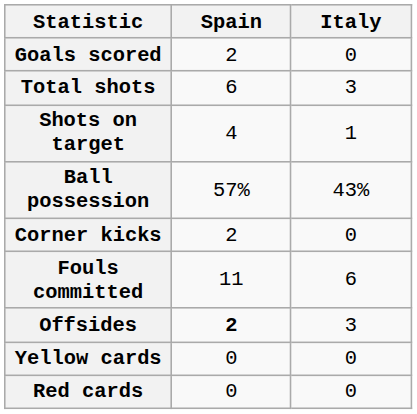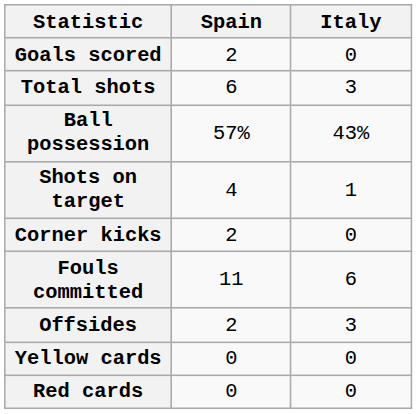rows swapped: (88, 133) <-> (88, 190)
(231, 325) bold -> (231, 325) normal
